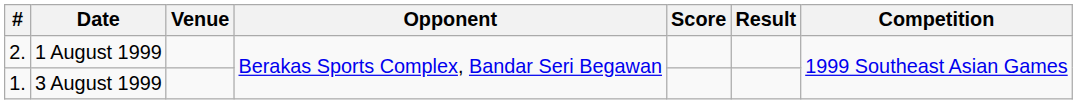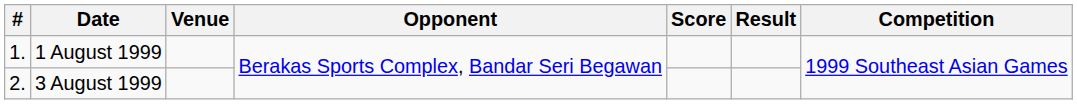(17, 51) 2. -> (17, 51) 1.
(17, 83) 1. -> (17, 83) 2.
